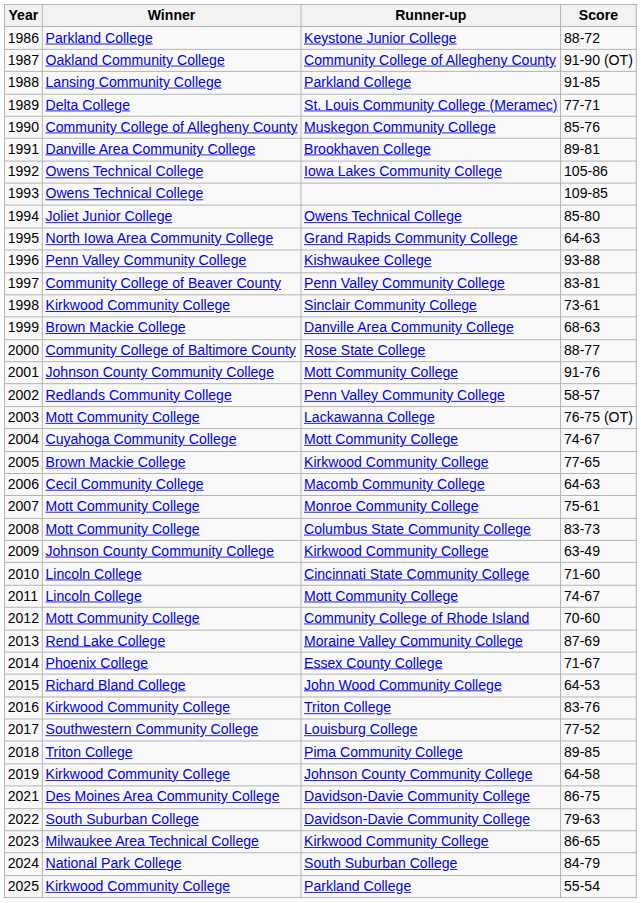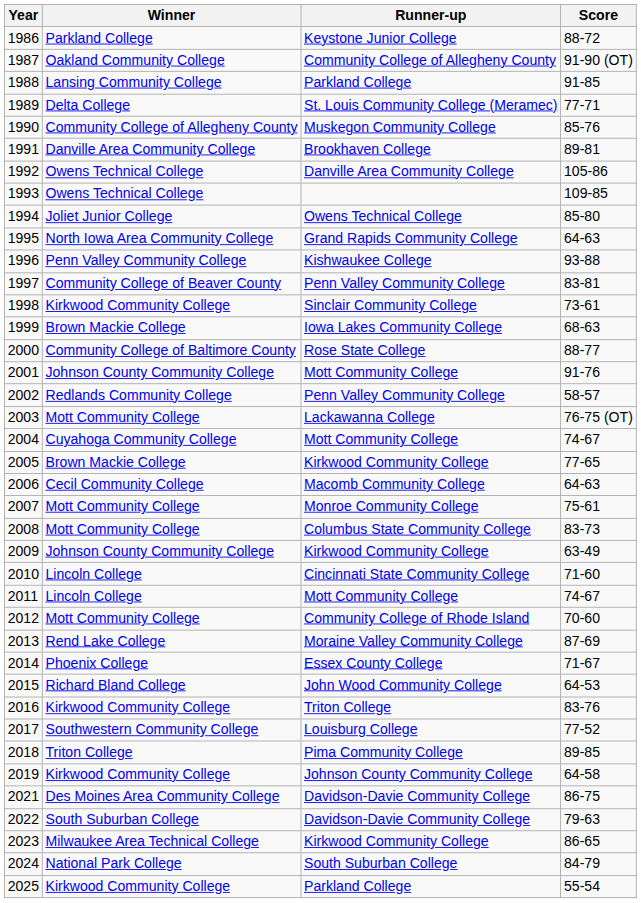(403, 171) Iowa Lakes Community College -> (409, 171) Danville Area Community College
(409, 328) Danville Area Community College -> (403, 328) Iowa Lakes Community College
